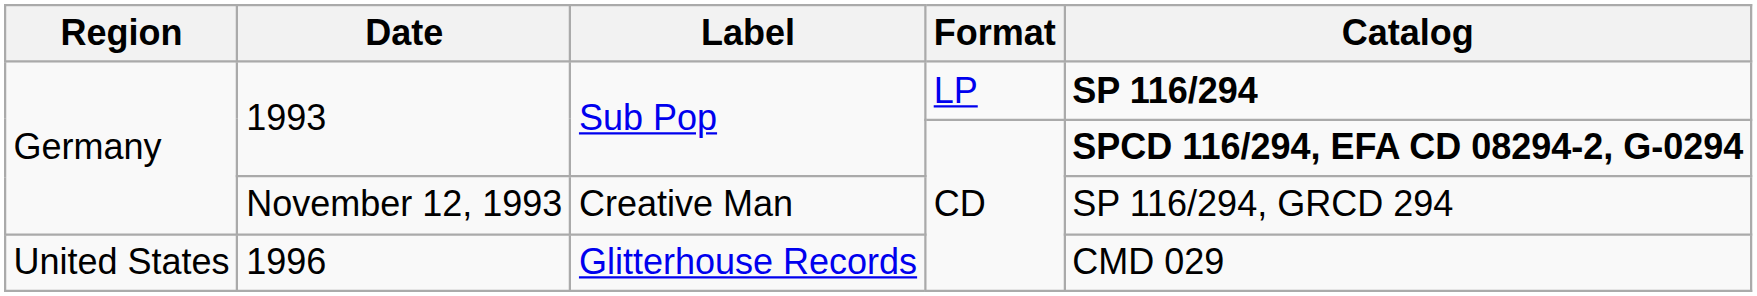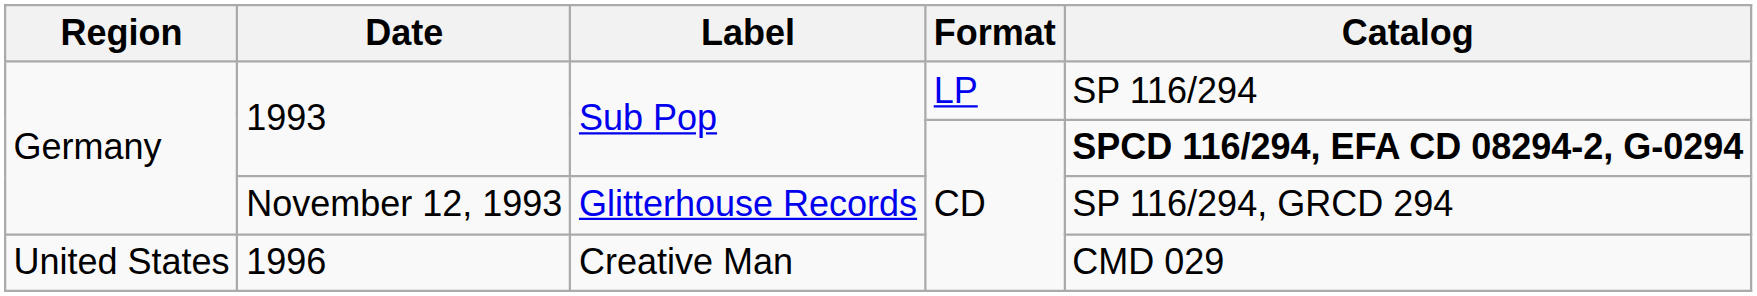(1165, 90) bold -> (1165, 90) normal
(686, 204) Creative Man -> (748, 204) Glitterhouse Records
(748, 261) Glitterhouse Records -> (686, 261) Creative Man
